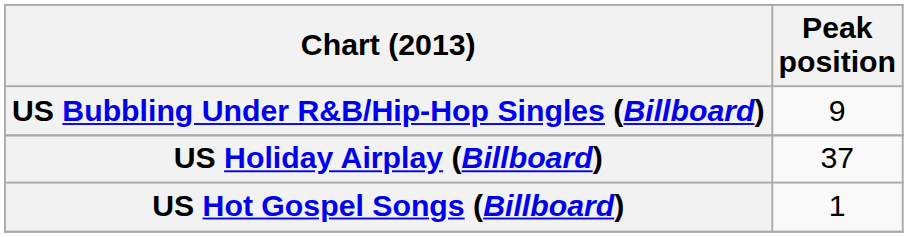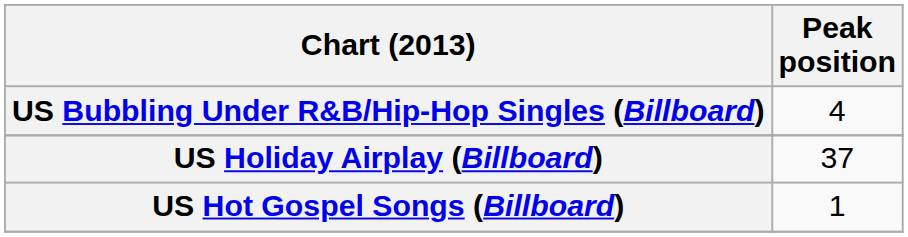(837, 110) 9 -> (837, 110) 4
